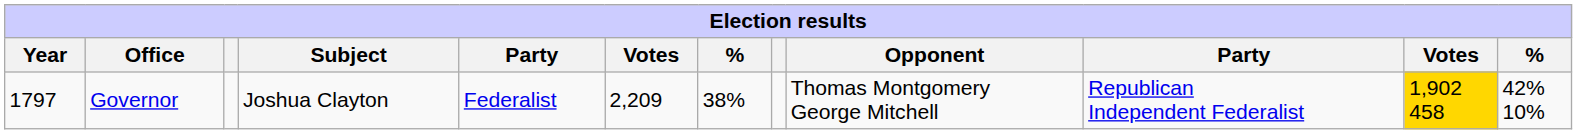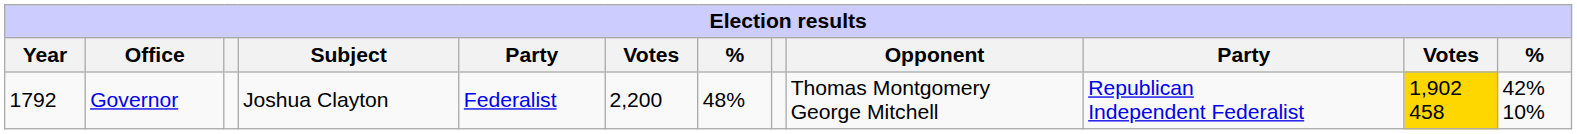(33, 100) 1797 -> (33, 100) 1792
(636, 100) 2,209 -> (636, 100) 2,200
(724, 100) 38% -> (724, 100) 48%
